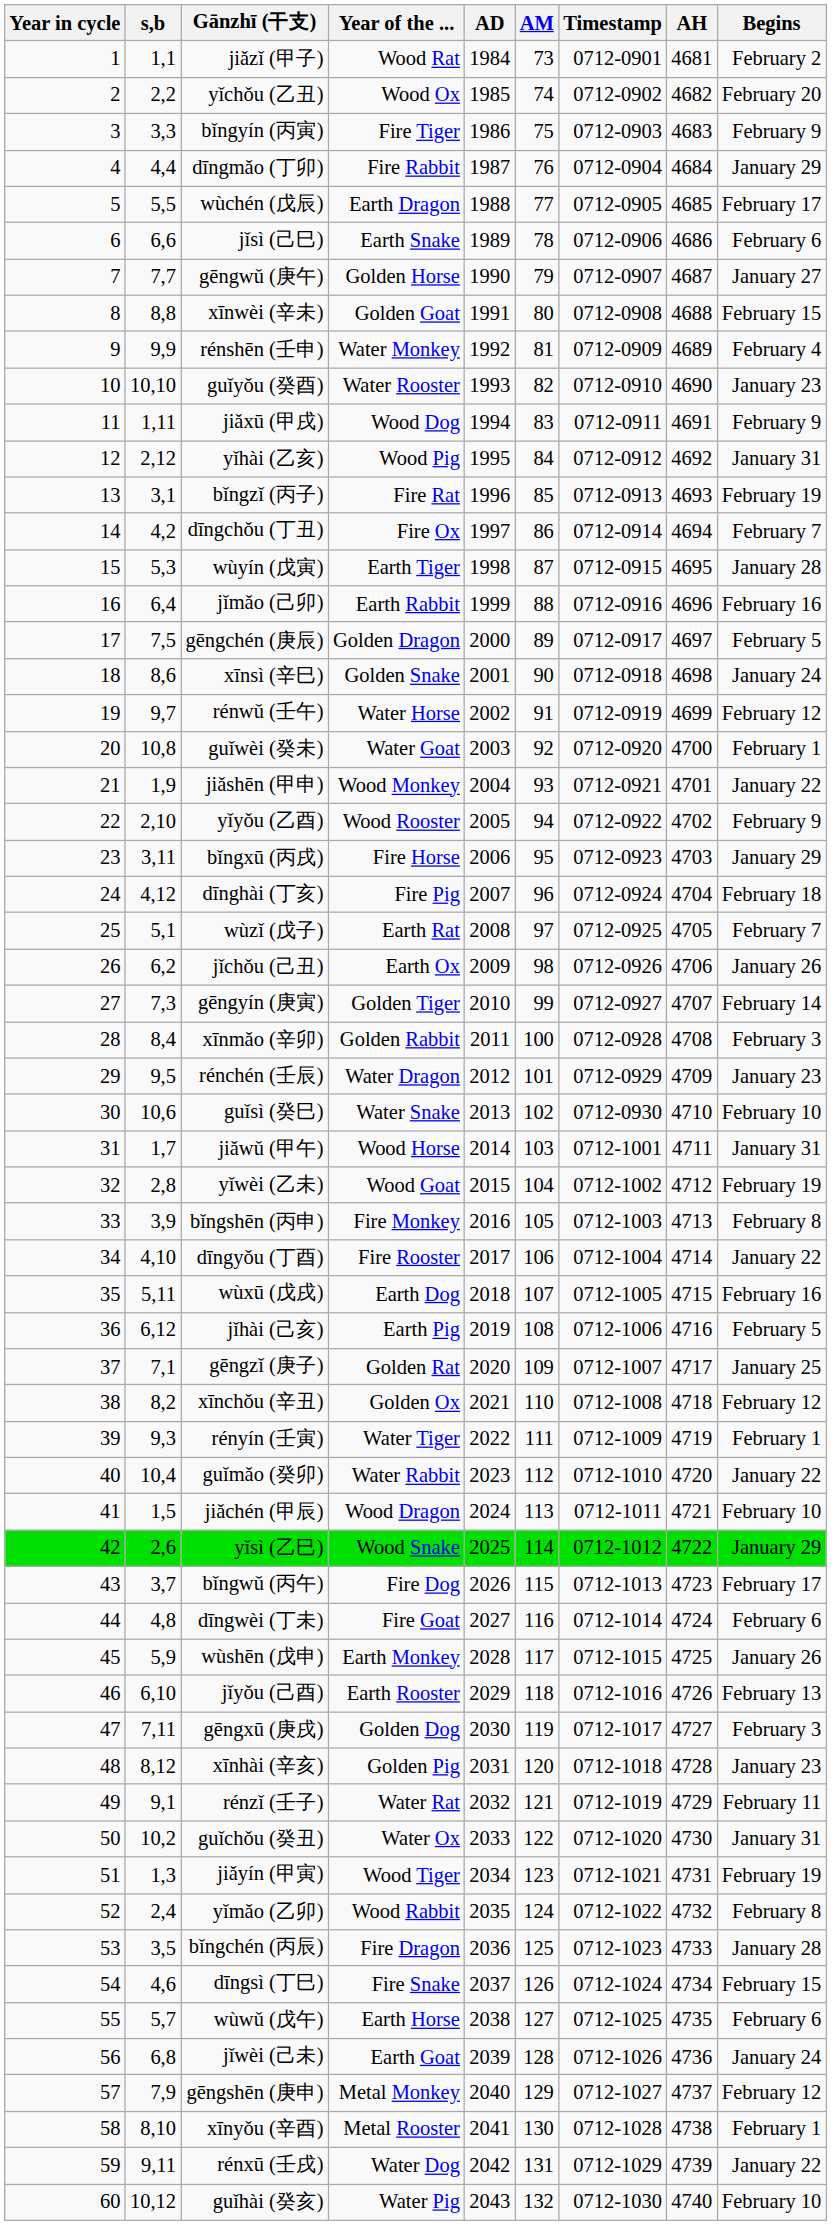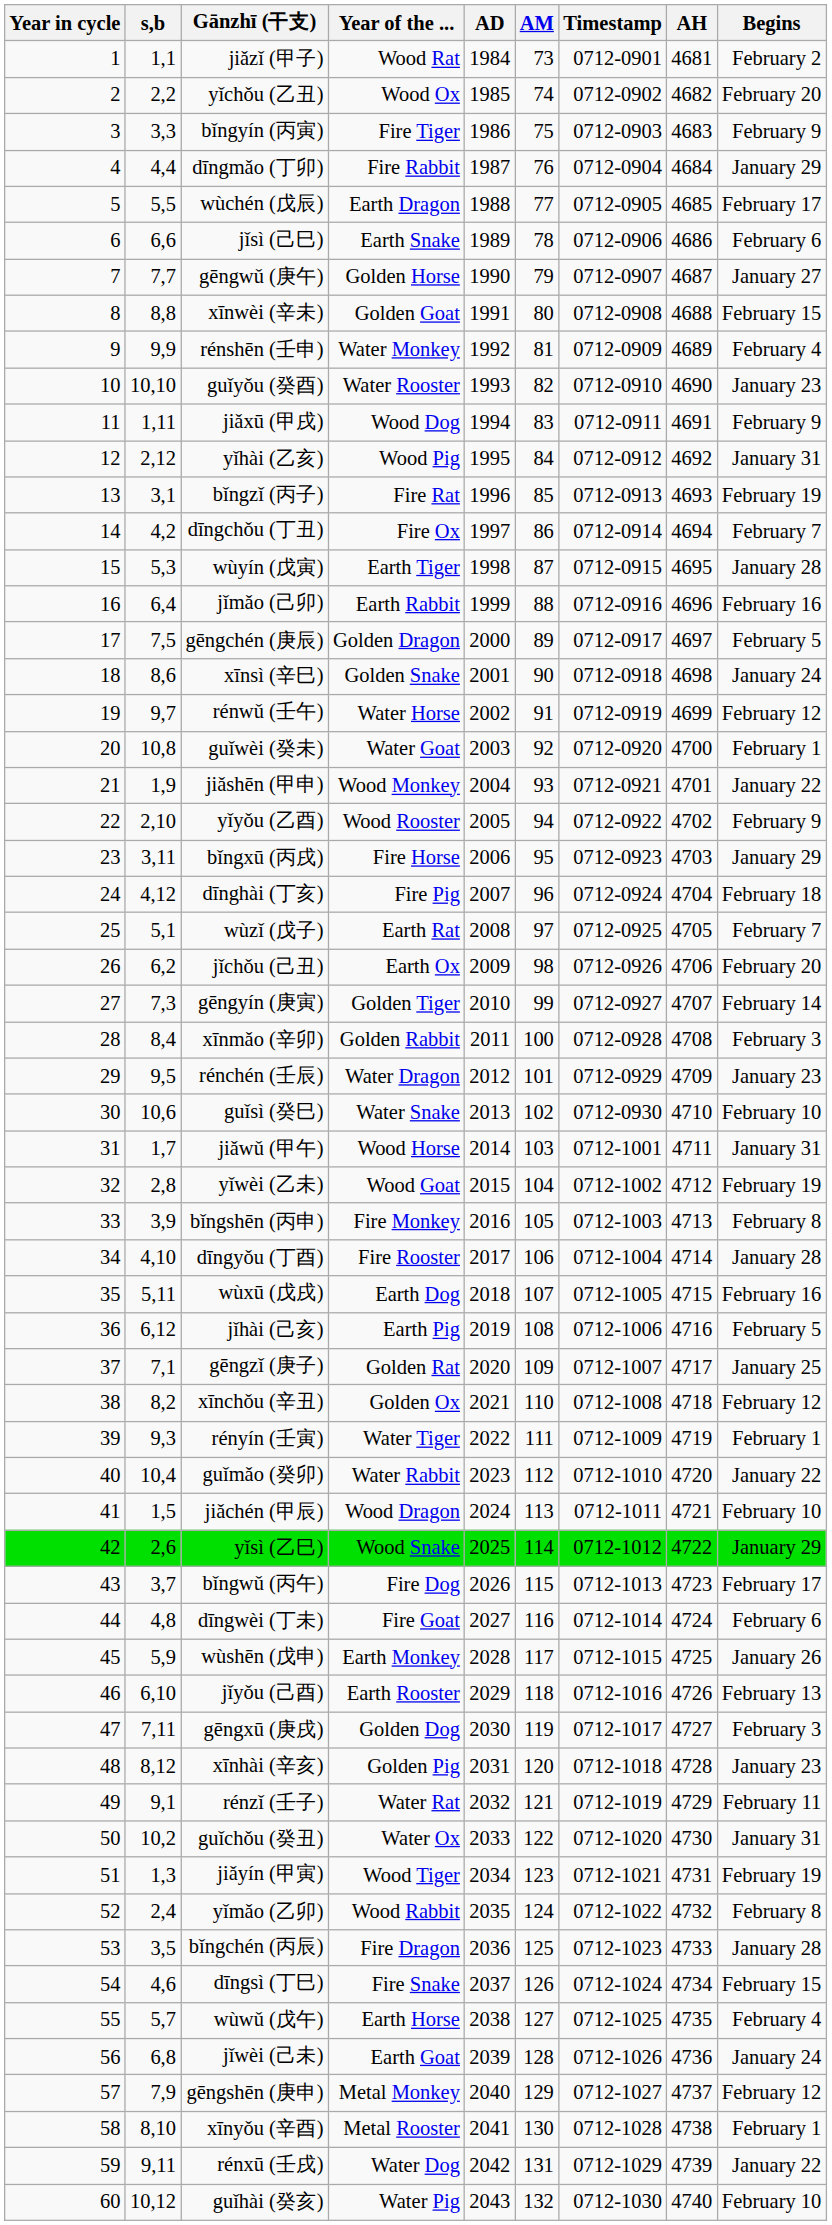(777, 966) January 26 -> (772, 966) February 20
(777, 1257) January 22 -> (777, 1257) January 28
(777, 2020) February 6 -> (777, 2020) February 4
